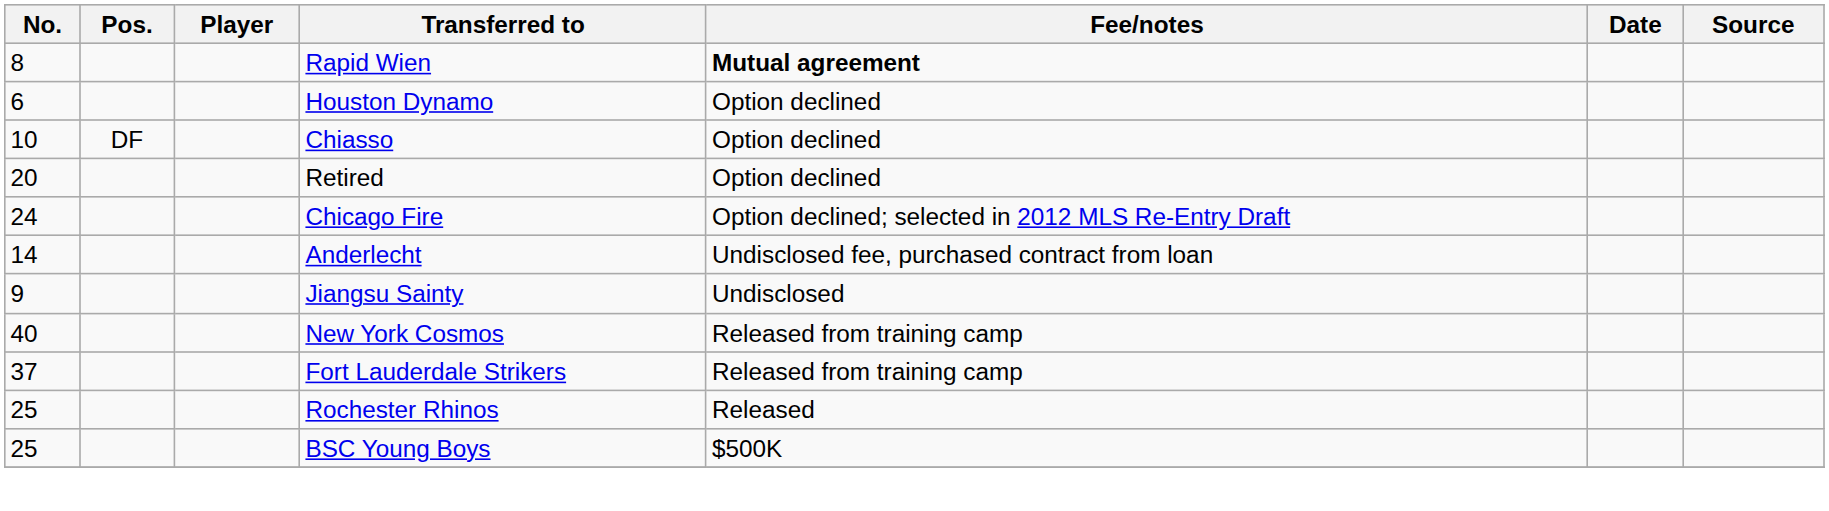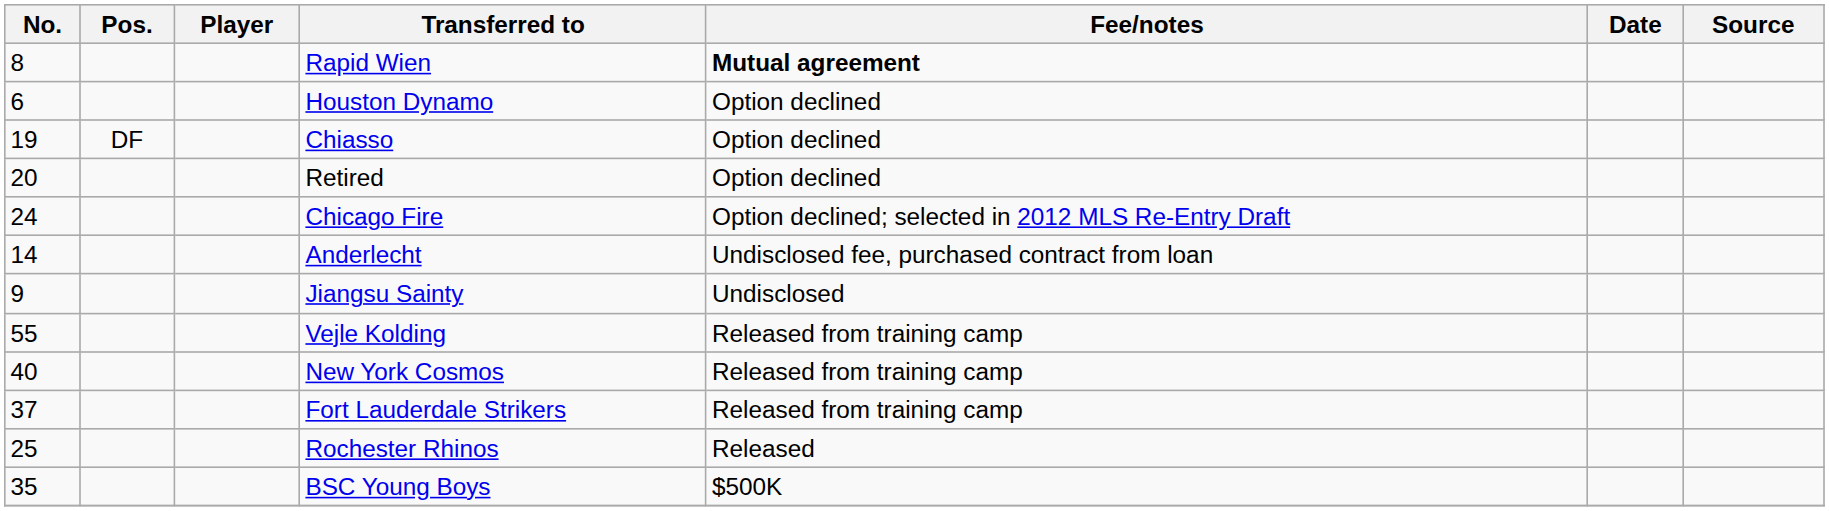(24, 140) 10 -> (24, 140) 19
+ row: (376, 332)
(24, 448) 25 -> (24, 486) 35
